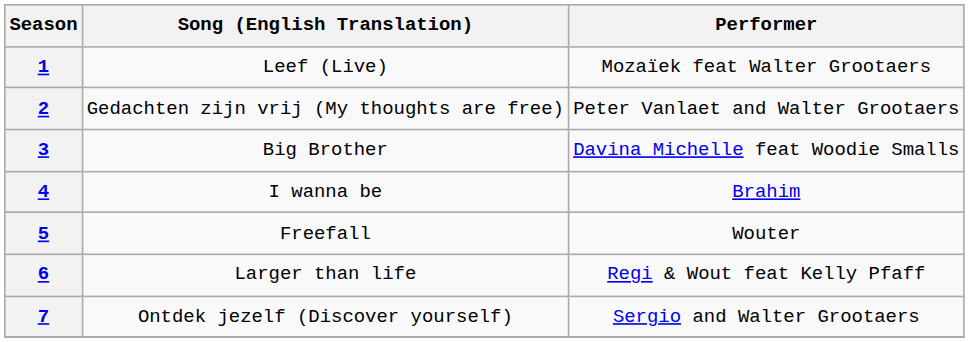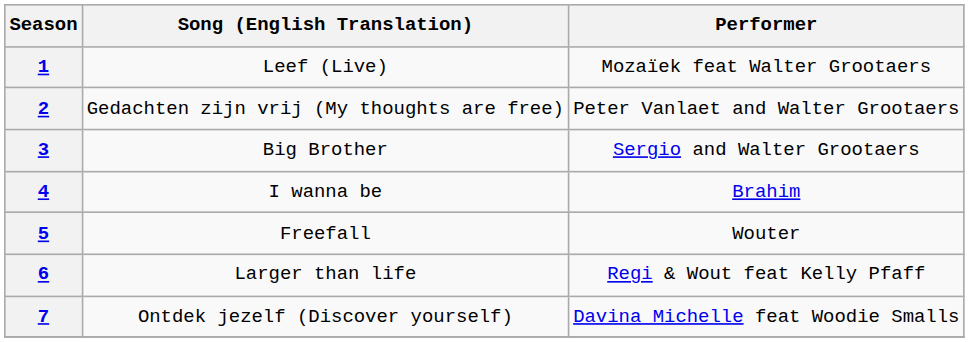(766, 150) Davina Michelle feat Woodie Smalls -> (766, 150) Sergio and Walter Grootaers
(766, 316) Sergio and Walter Grootaers -> (766, 316) Davina Michelle feat Woodie Smalls
